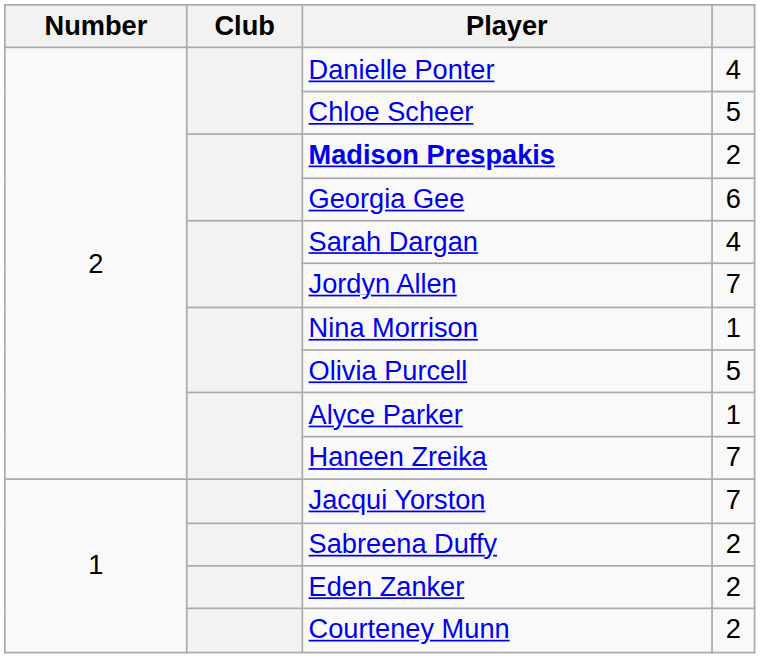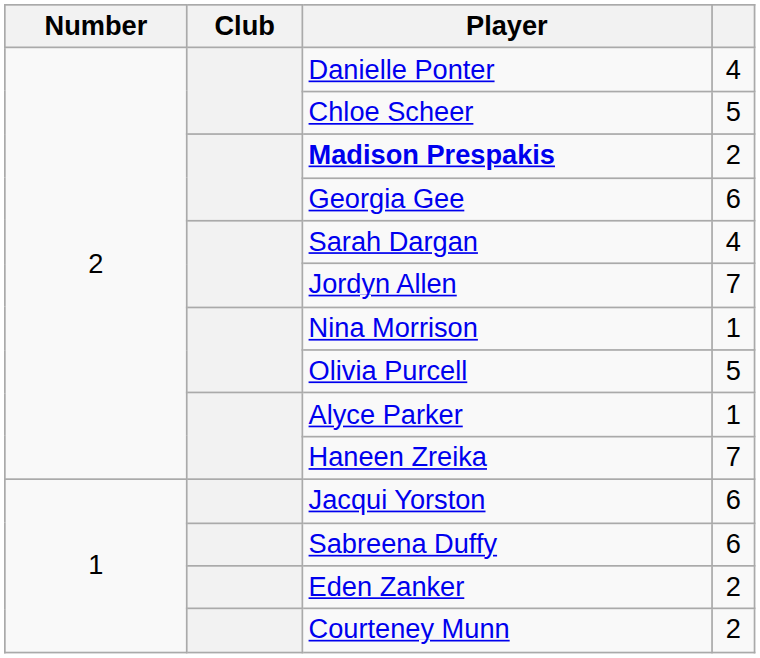(733, 500) 7 -> (733, 500) 6
(733, 543) 2 -> (733, 543) 6
